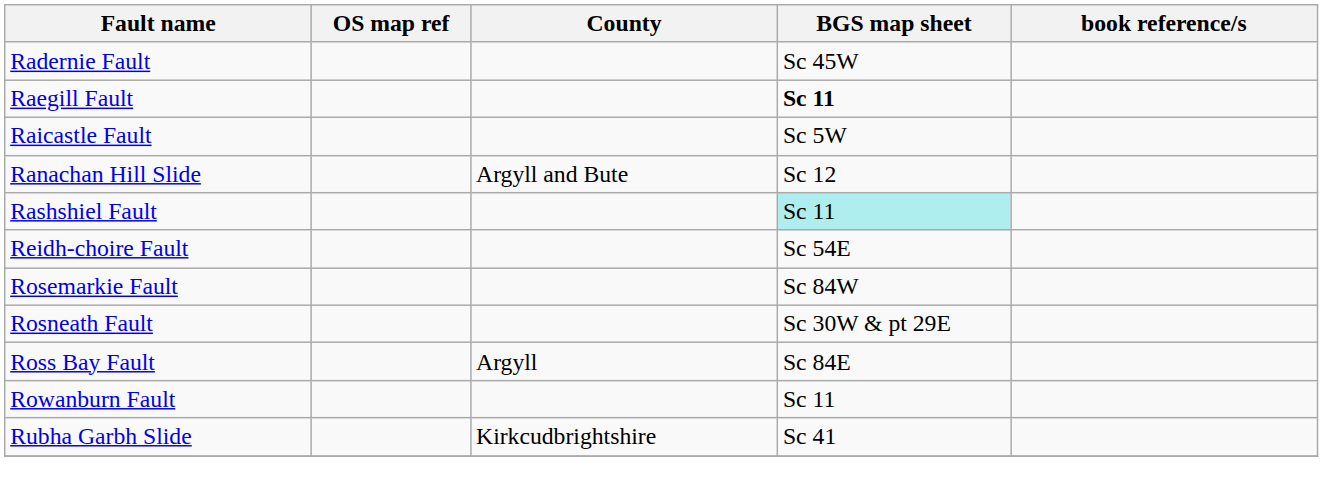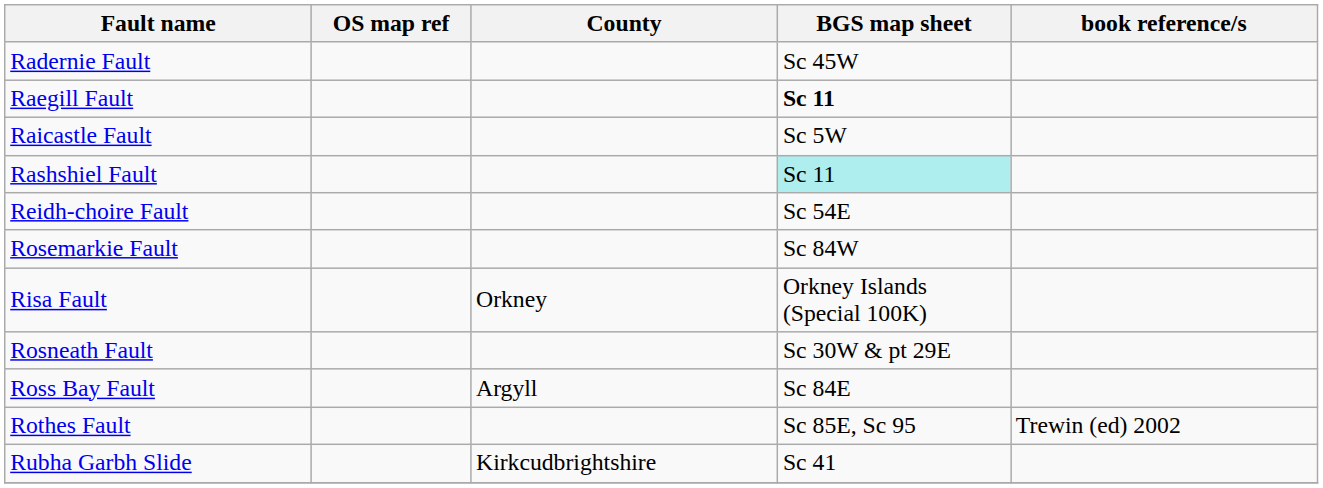- row: (106, 173)
+ row: (59, 299)
+ row: (70, 425)
- row: (93, 398)
